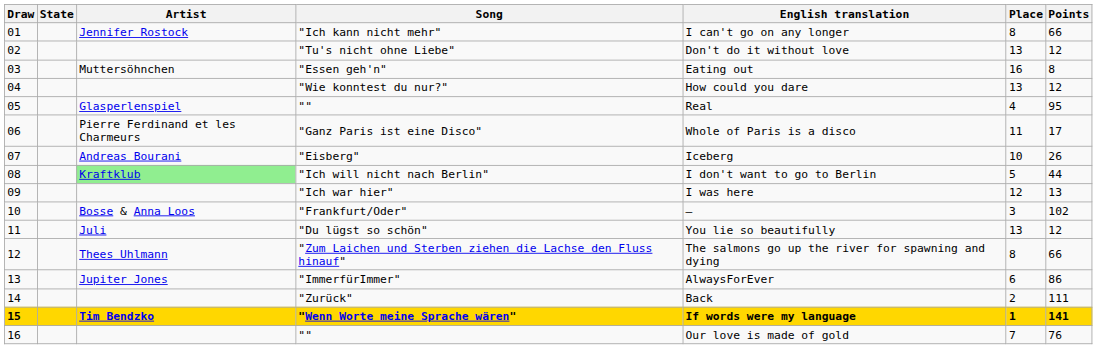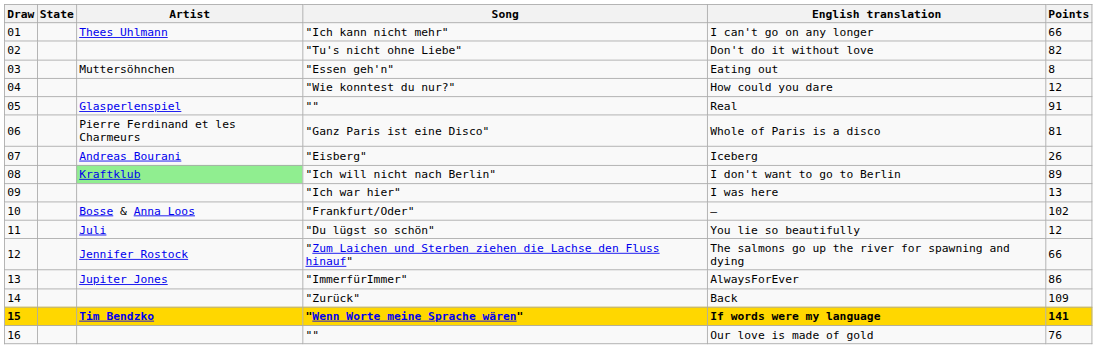- column: (1026, 14)
(134, 32) Jennifer Rostock -> (123, 32) Thees Uhlmann
(1055, 51) 12 -> (1055, 51) 82
(1055, 106) 95 -> (1055, 106) 91
(1055, 131) 17 -> (1055, 131) 81
(1055, 174) 44 -> (1055, 174) 89
(123, 254) Thees Uhlmann -> (134, 254) Jennifer Rostock
(1059, 298) 111 -> (1059, 298) 109
